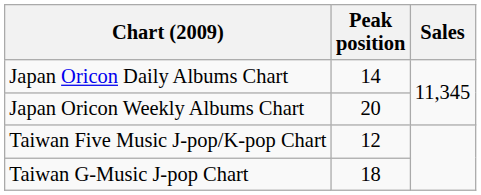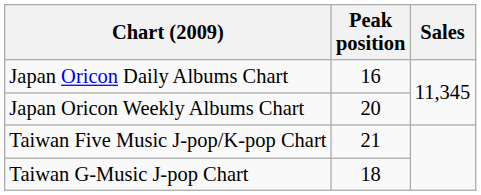(371, 76) 14 -> (371, 76) 16
(371, 141) 12 -> (371, 141) 21
